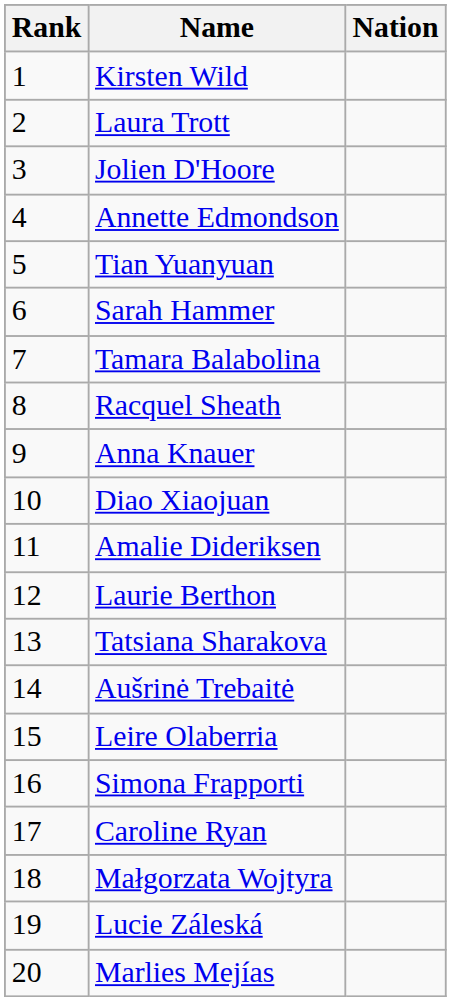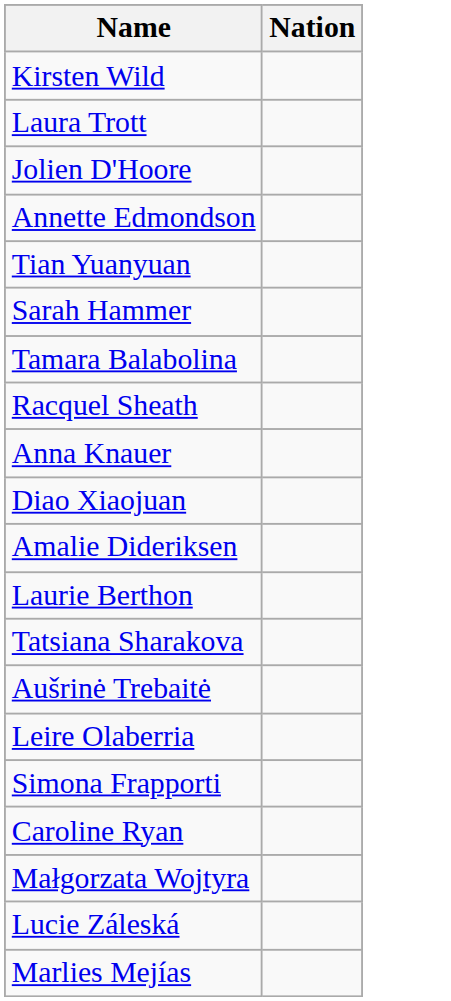- column: (47, 28)
